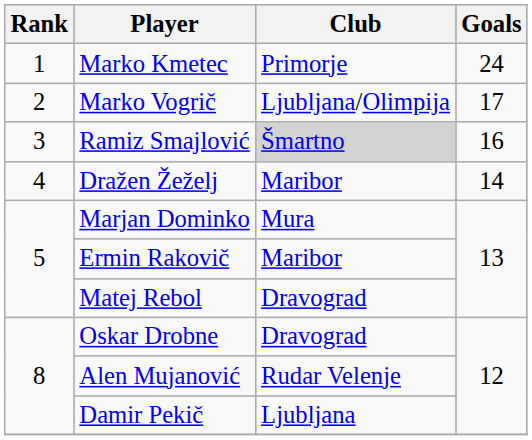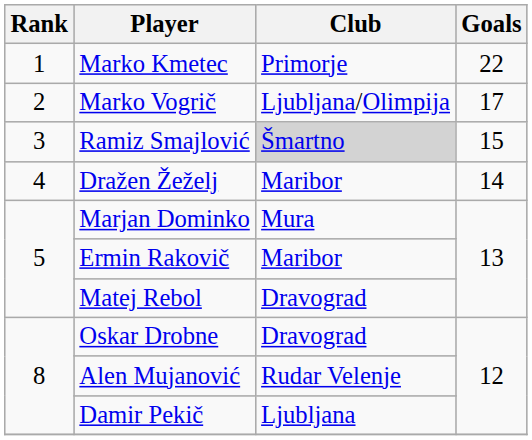(491, 63) 24 -> (491, 63) 22
(491, 141) 16 -> (491, 141) 15
